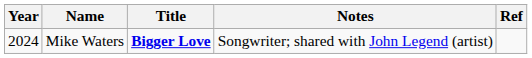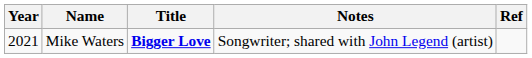(23, 41) 2024 -> (23, 41) 2021
